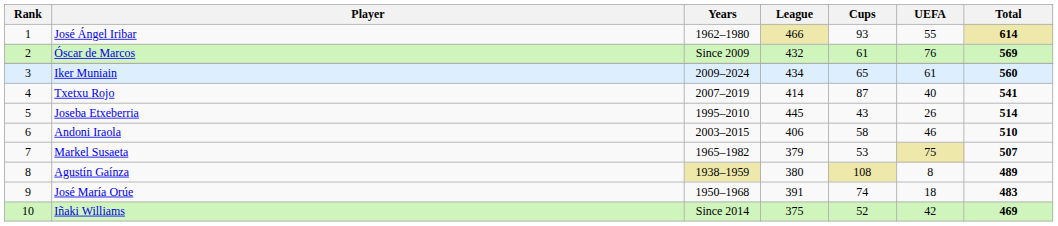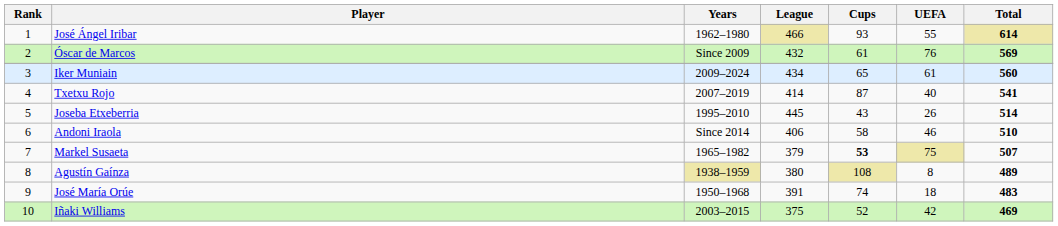(722, 133) 2003–2015 -> (722, 133) Since 2014
(862, 152) normal -> (862, 152) bold
(722, 211) Since 2014 -> (722, 211) 2003–2015
